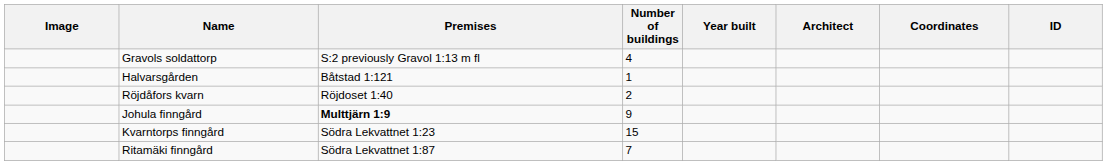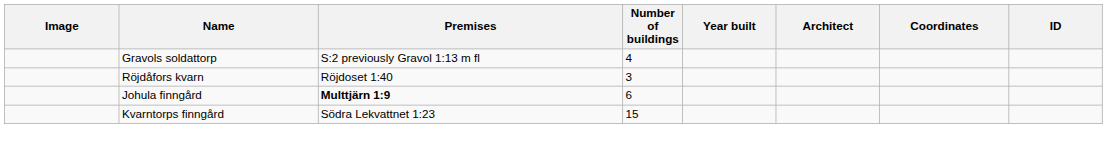- row: (160, 77)
(629, 95) 2 -> (629, 77) 3
(629, 114) 9 -> (629, 95) 6
- row: (167, 151)
